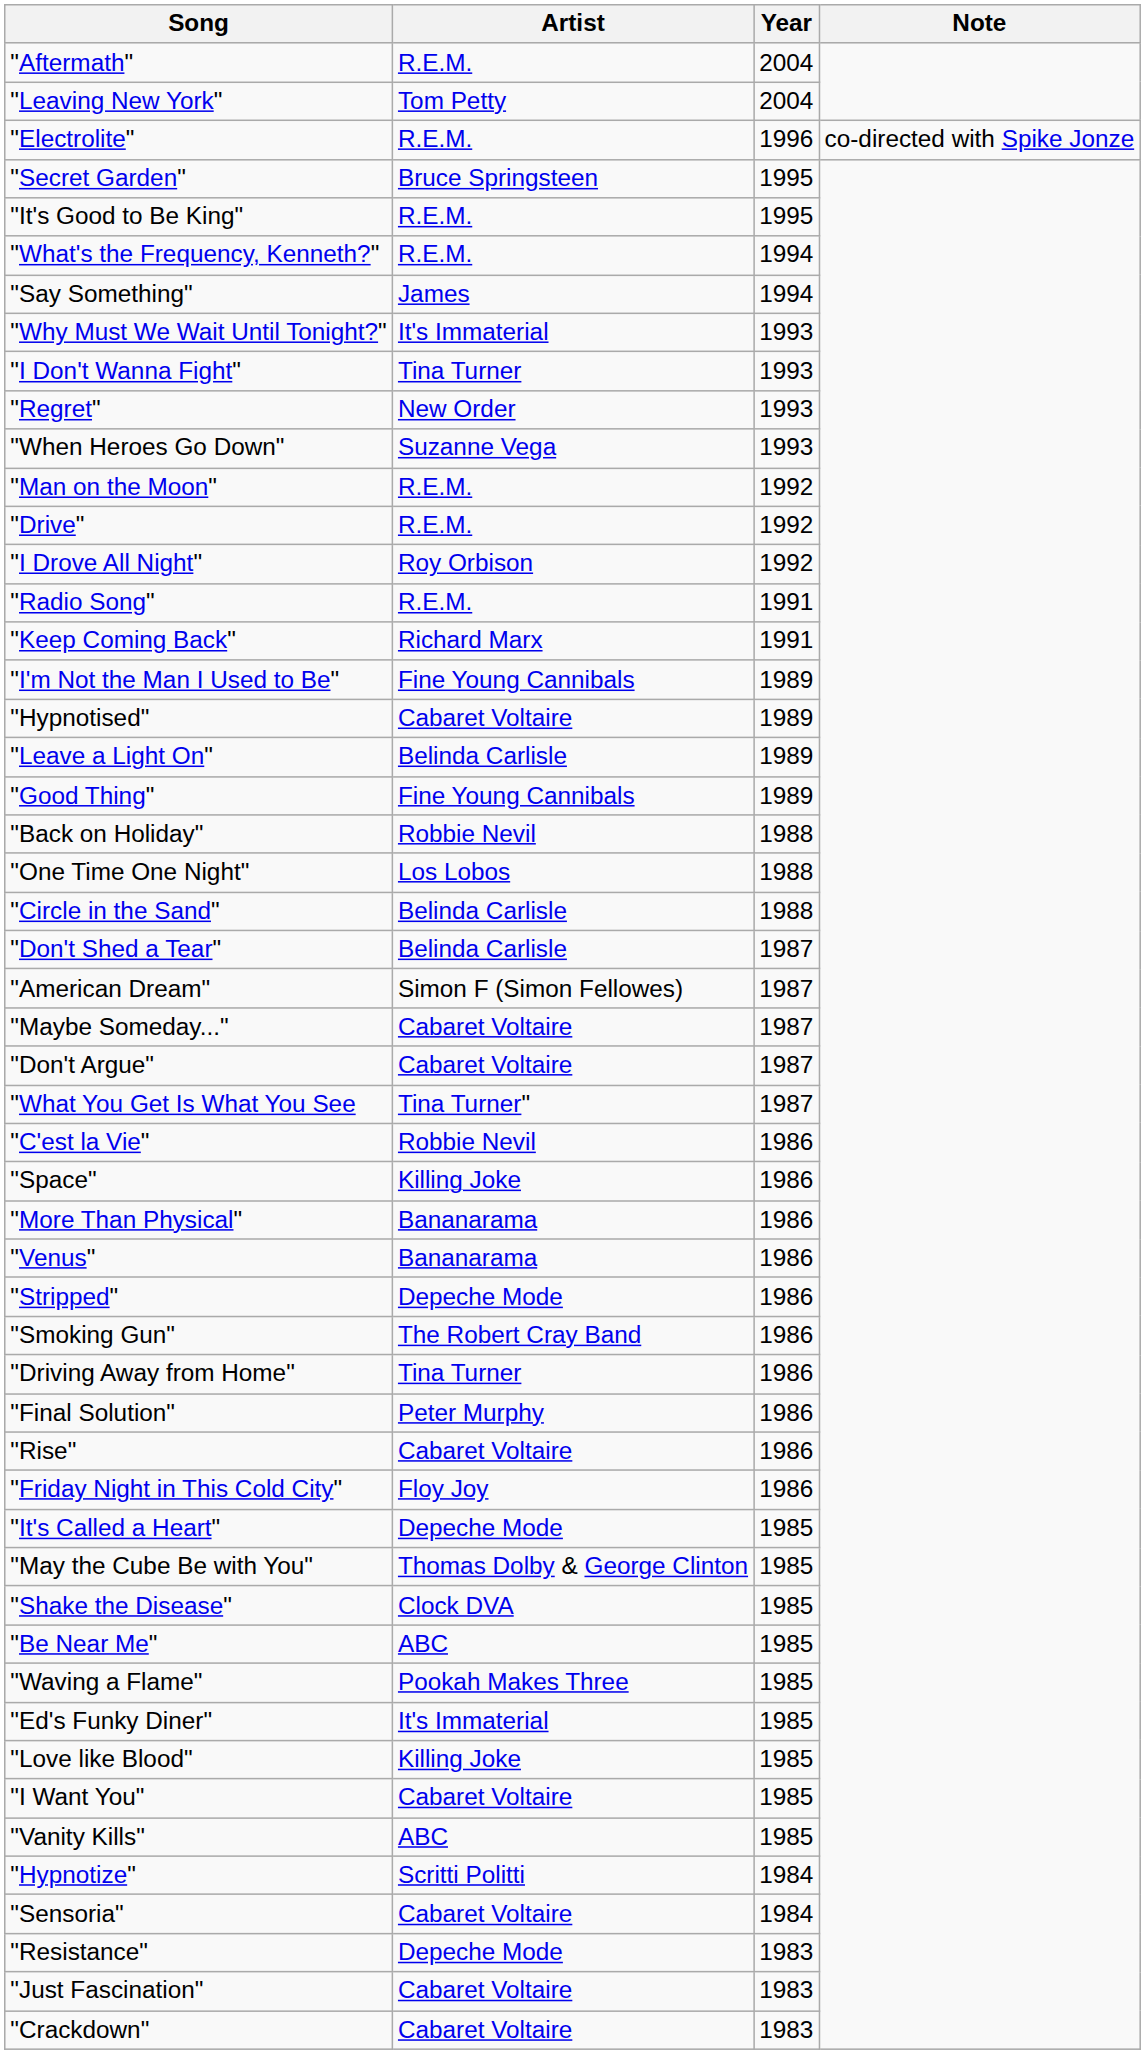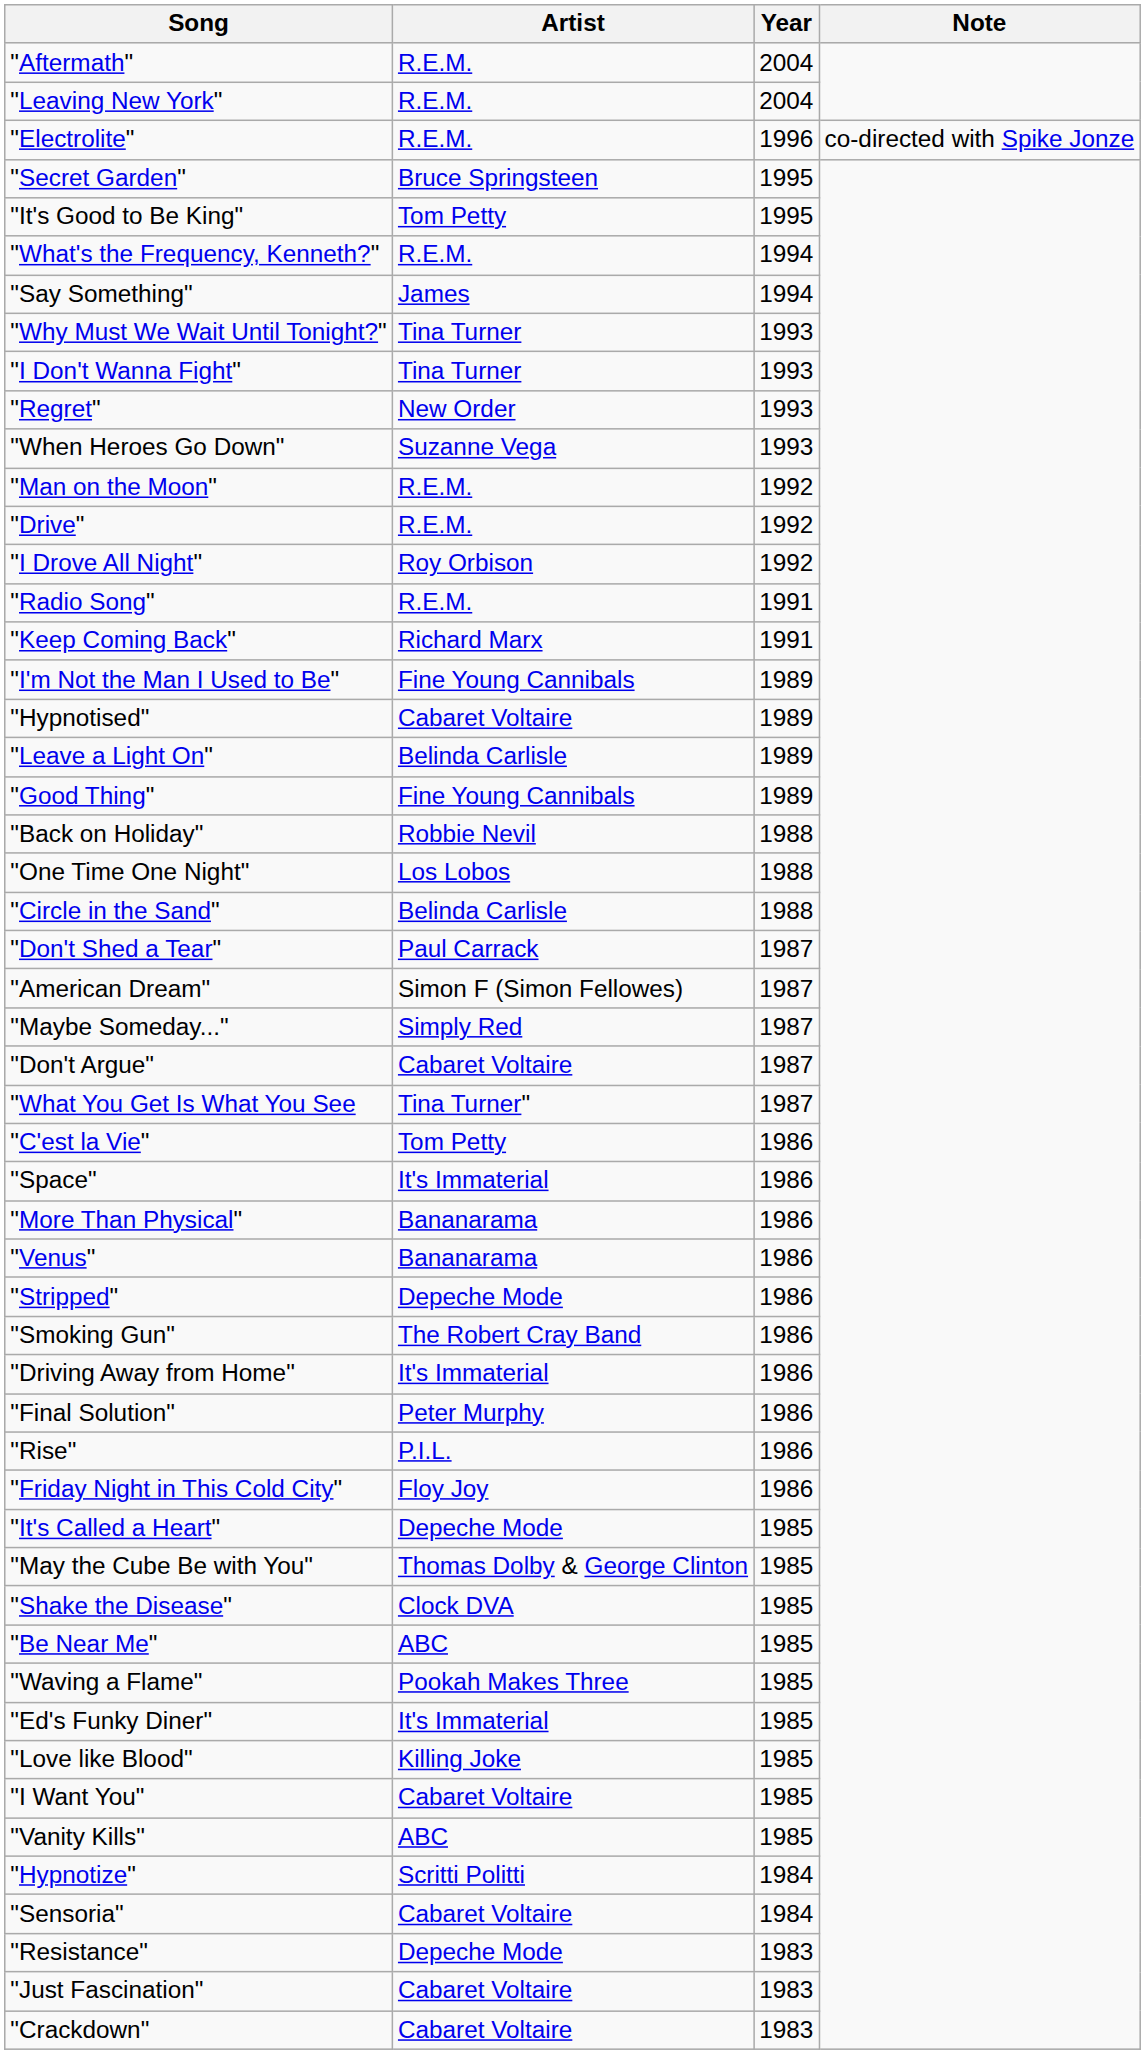(452, 100) Tom Petty -> (435, 100) R.E.M.
(435, 216) R.E.M. -> (452, 216) Tom Petty
(473, 332) It's Immaterial -> (460, 332) Tina Turner
(482, 949) Belinda Carlisle -> (468, 949) Paul Carrack
(485, 1026) Cabaret Voltaire -> (460, 1026) Simply Red
(467, 1142) Robbie Nevil -> (452, 1142) Tom Petty
(459, 1180) Killing Joke -> (473, 1180) It's Immaterial
(460, 1373) Tina Turner -> (473, 1373) It's Immaterial
(485, 1450) Cabaret Voltaire -> (425, 1450) P.I.L.
